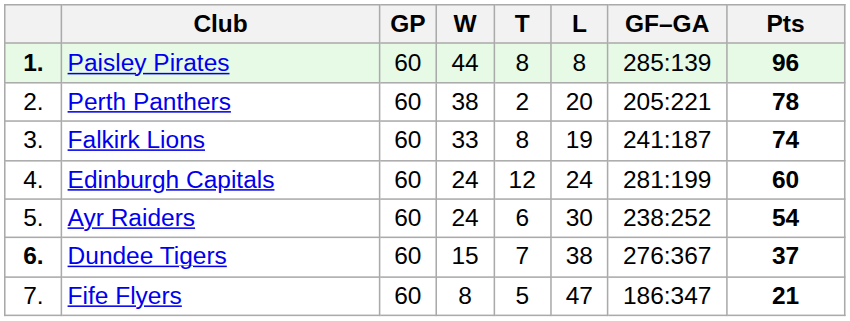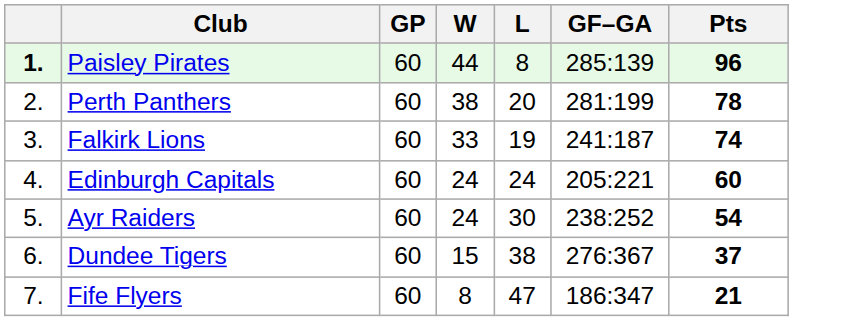- column: (522, 23)
(667, 101) 205:221 -> (610, 101) 281:199
(667, 179) 281:199 -> (610, 179) 205:221
(33, 256) bold -> (33, 256) normal
